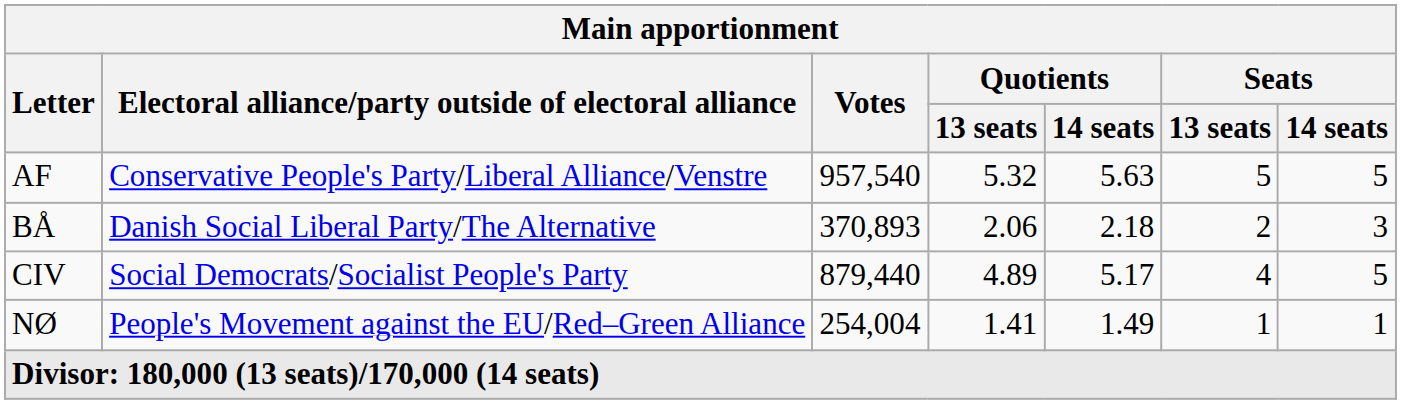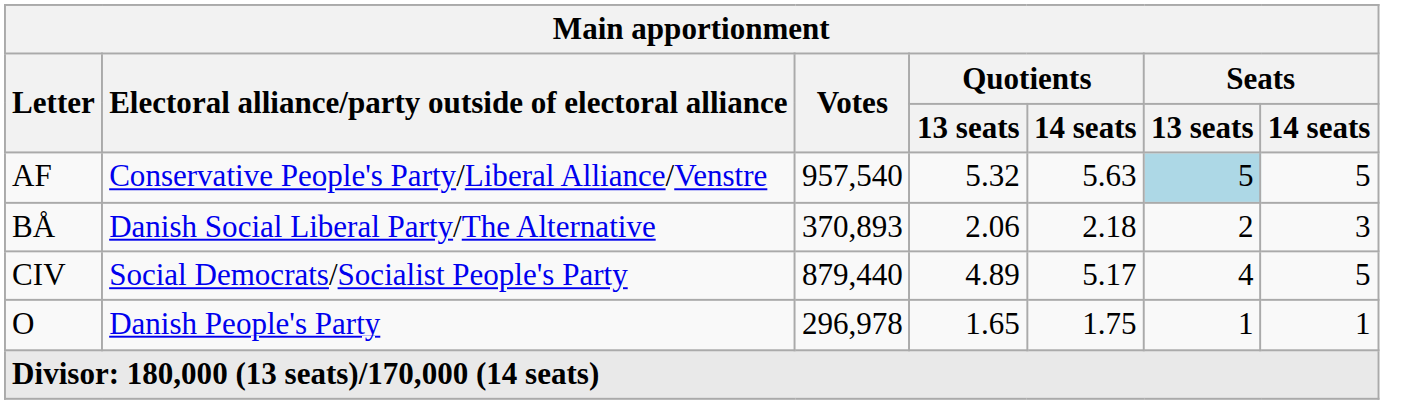(1263, 176) no background -> (1246, 176) lightblue background
- row: (35, 324)
+ row: (23, 324)
